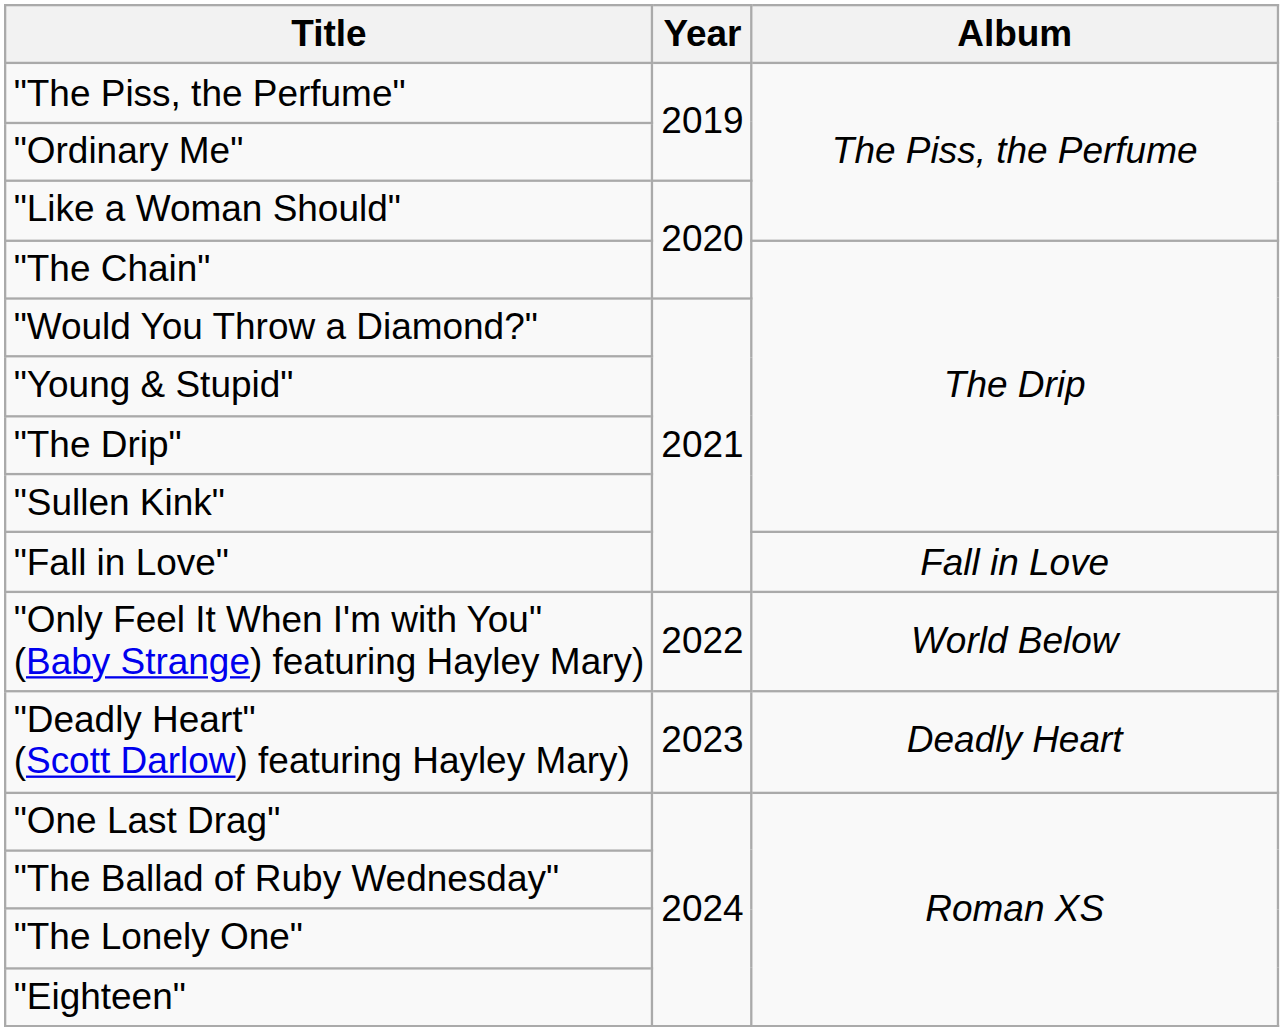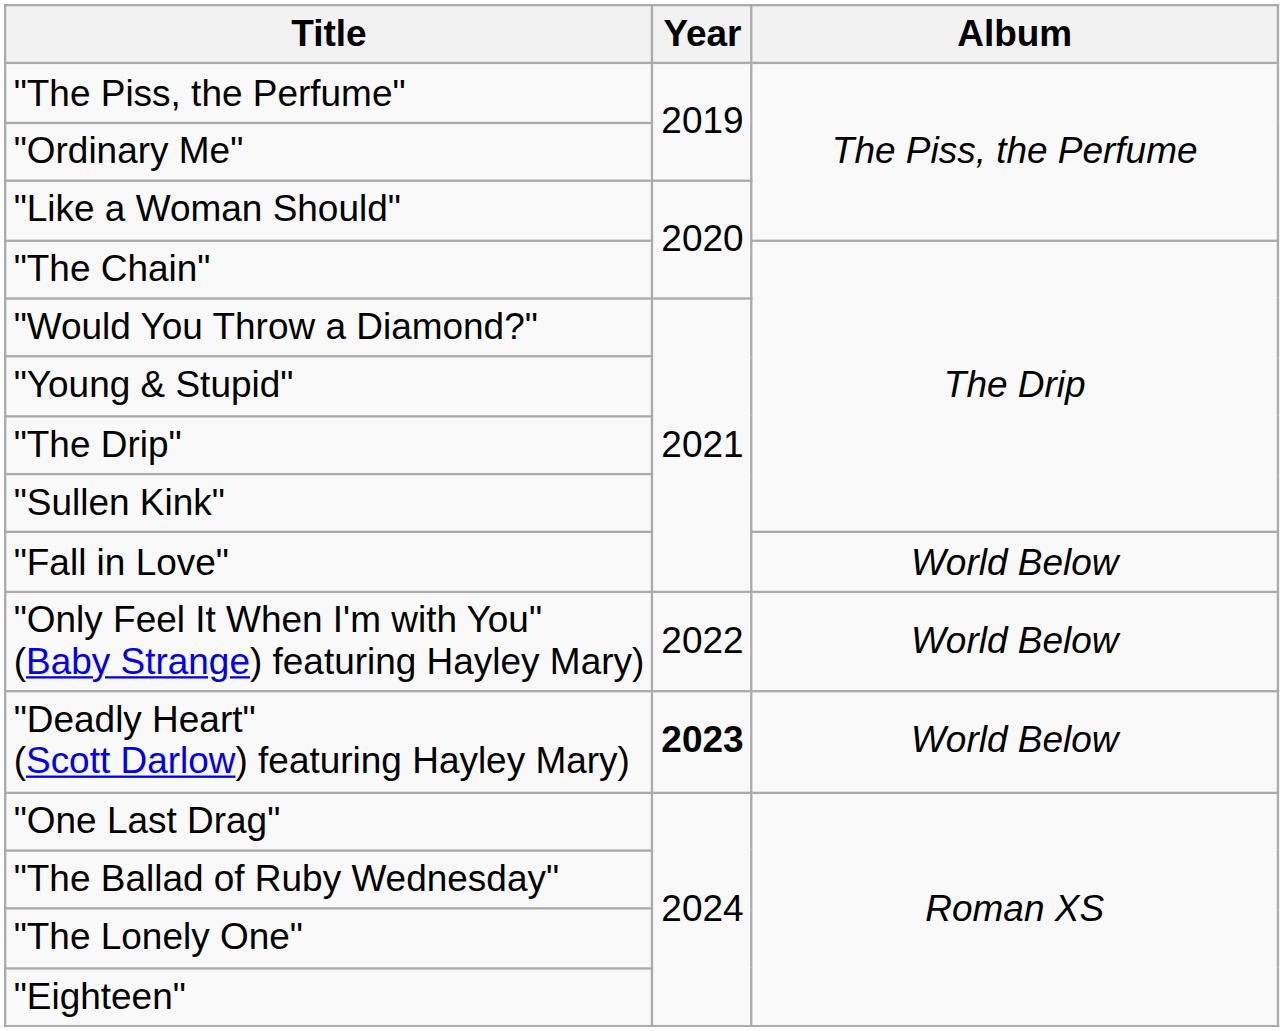(1015, 561) Fall in Love -> (1015, 561) World Below
(702, 740) normal -> (702, 740) bold
(1015, 740) Deadly Heart -> (1015, 740) World Below
